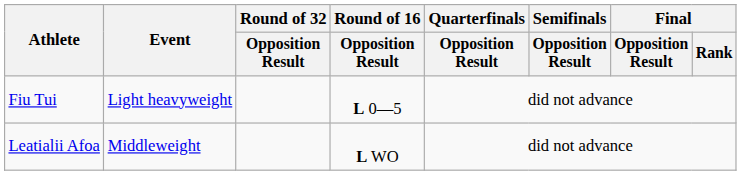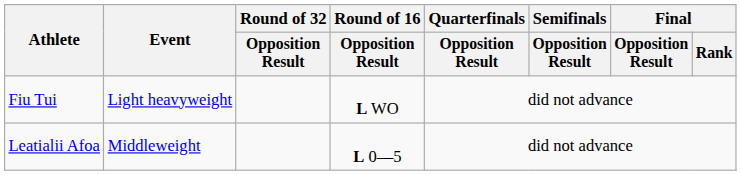(377, 109) L 0―5 -> (377, 109) L WO
(377, 156) L WO -> (377, 156) L 0―5
